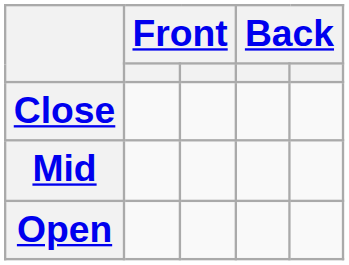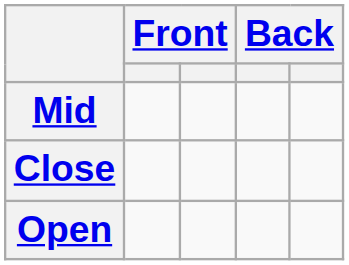rows swapped: (65, 110) <-> (65, 169)
